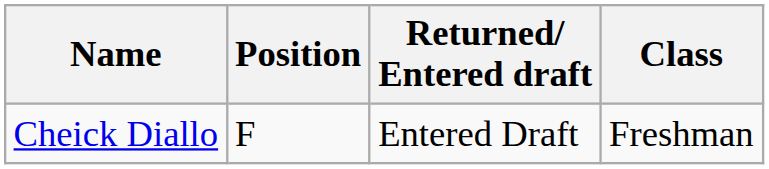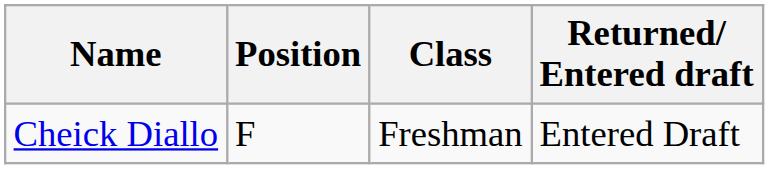columns swapped: (681, 54) <-> (485, 54)
